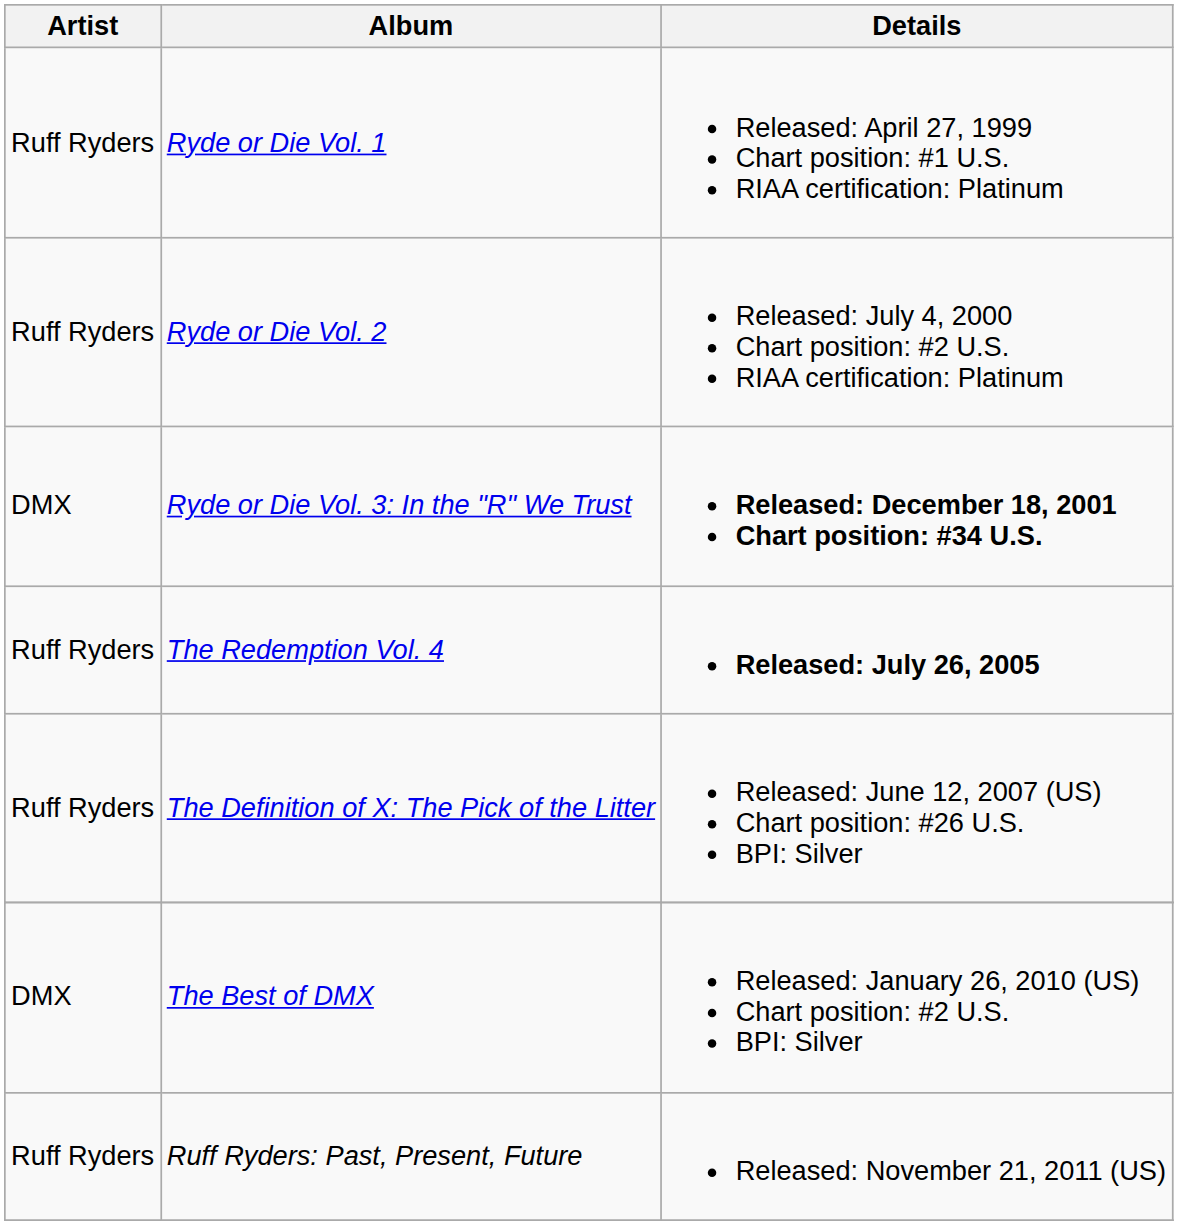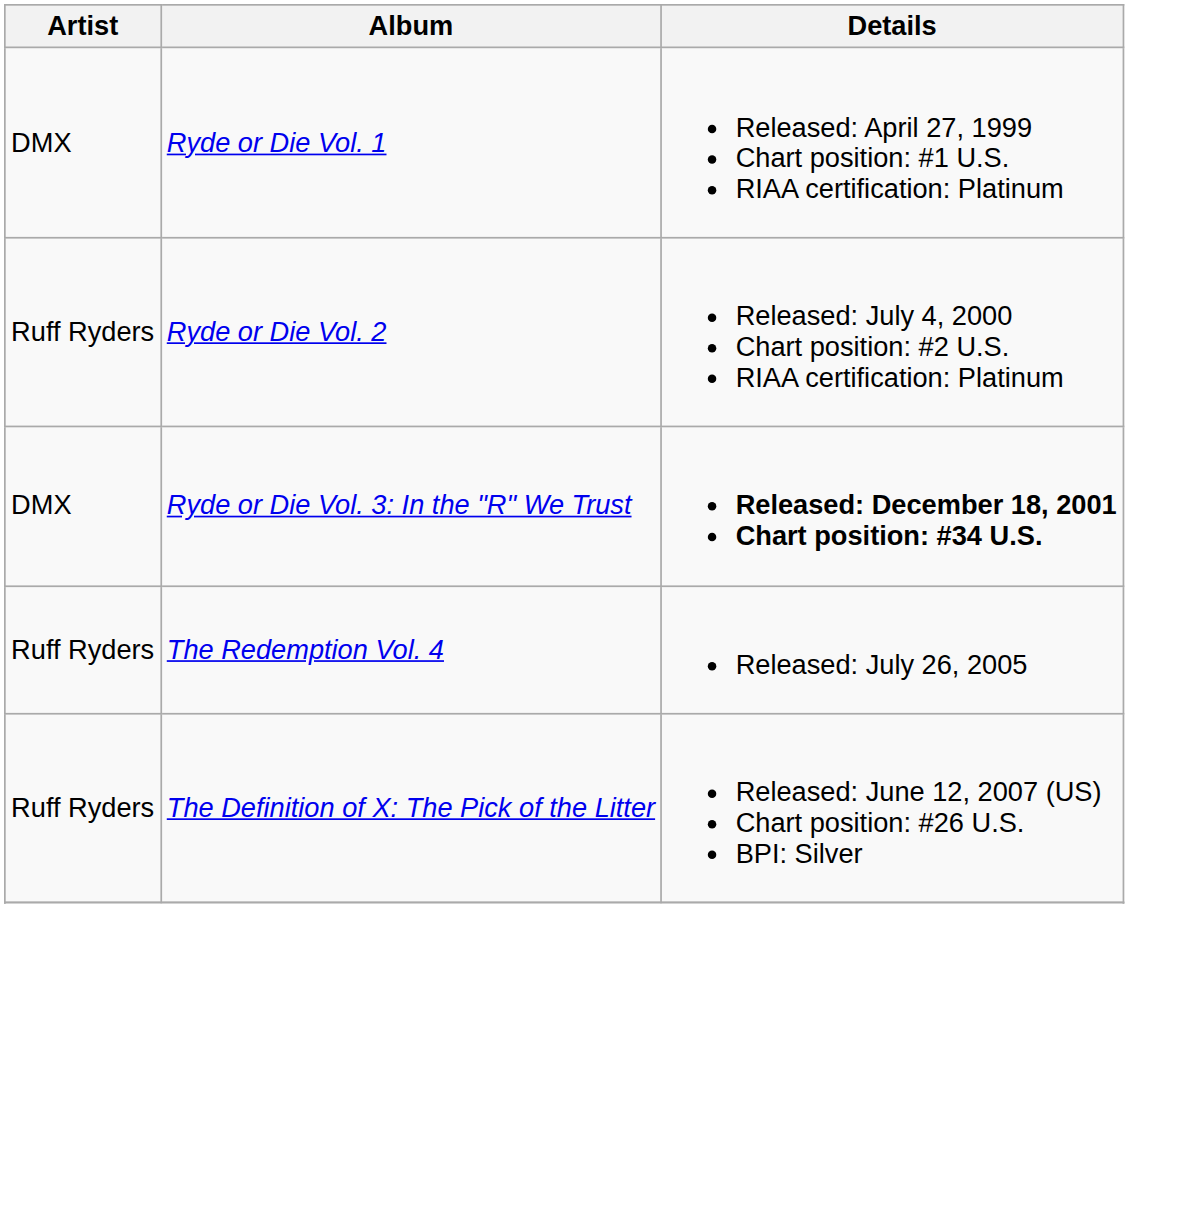(83, 142) Ruff Ryders -> (41, 142) DMX
(917, 665) bold -> (892, 665) normal
- row: (270, 997)
- row: (375, 1155)
